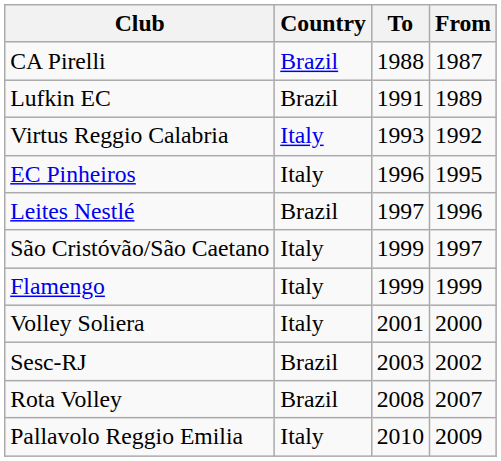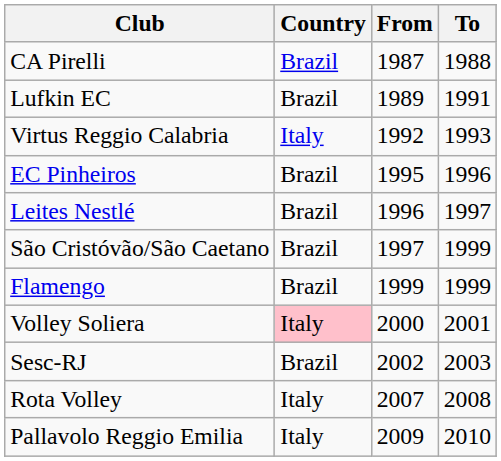columns swapped: (463, 23) <-> (400, 23)
(302, 173) Italy -> (309, 173) Brazil
(302, 248) Italy -> (309, 248) Brazil
(302, 286) Italy -> (309, 286) Brazil
(302, 323) no background -> (302, 323) pink background
(309, 398) Brazil -> (302, 398) Italy
